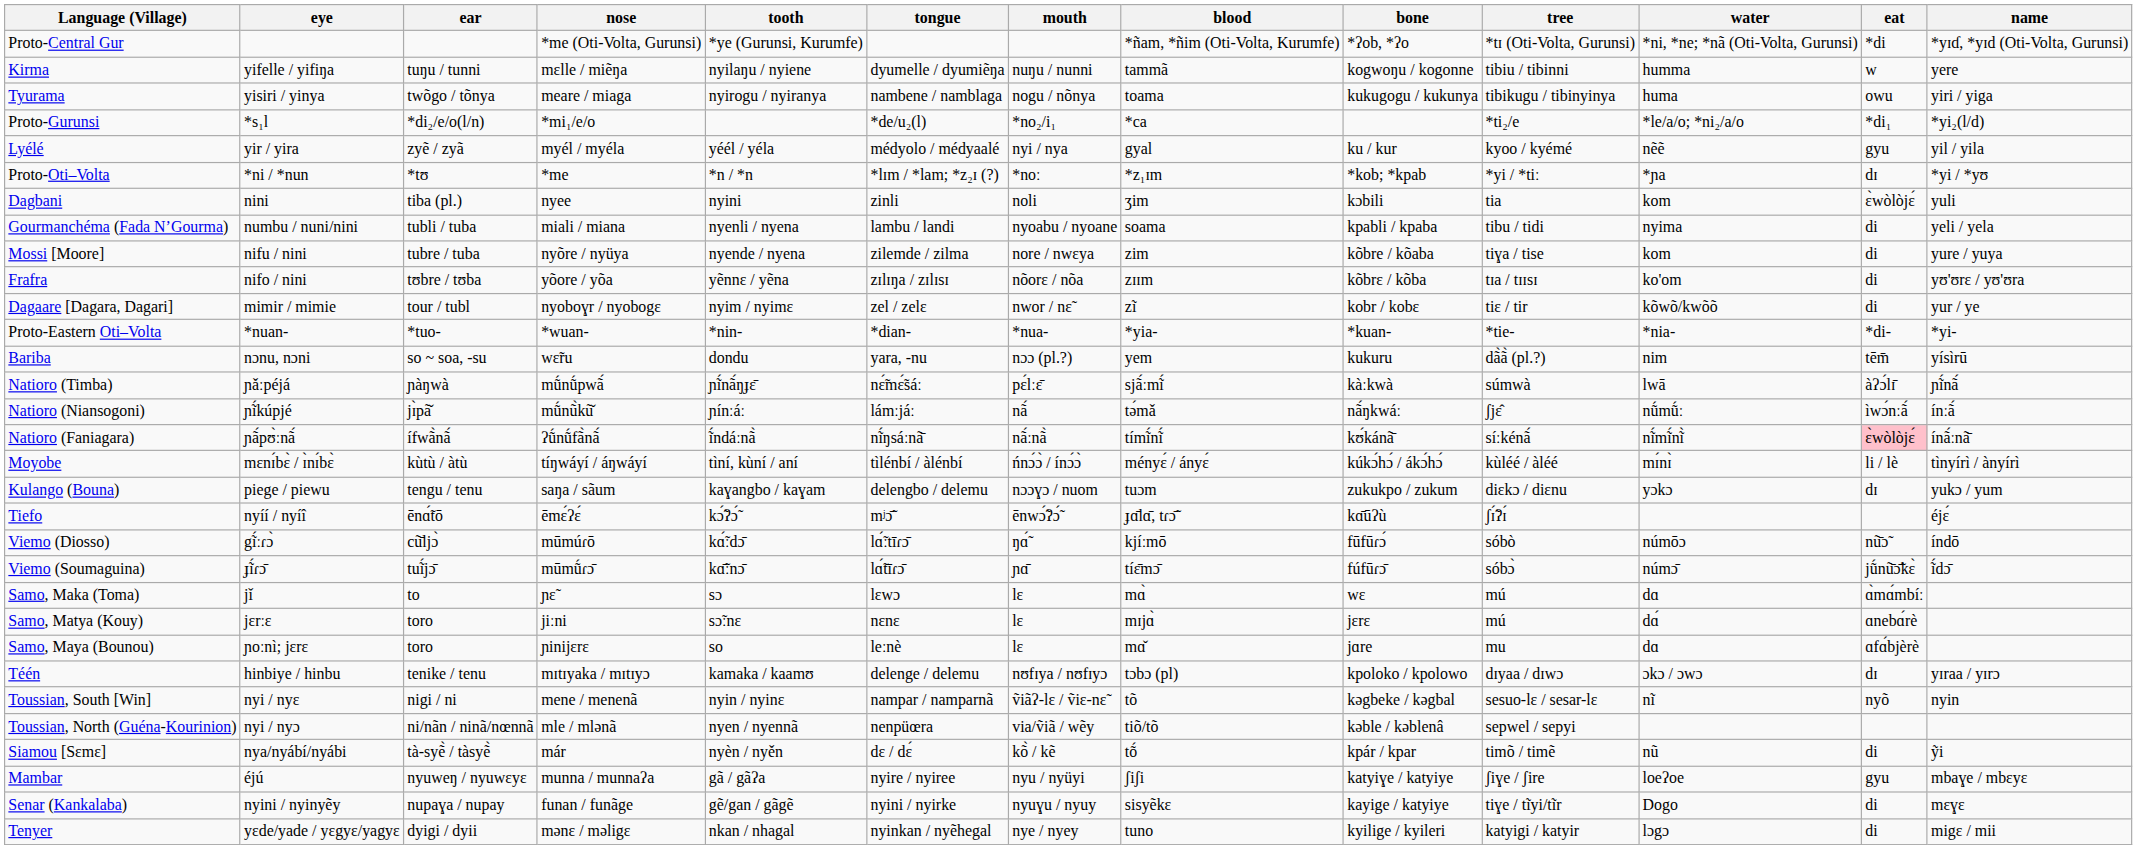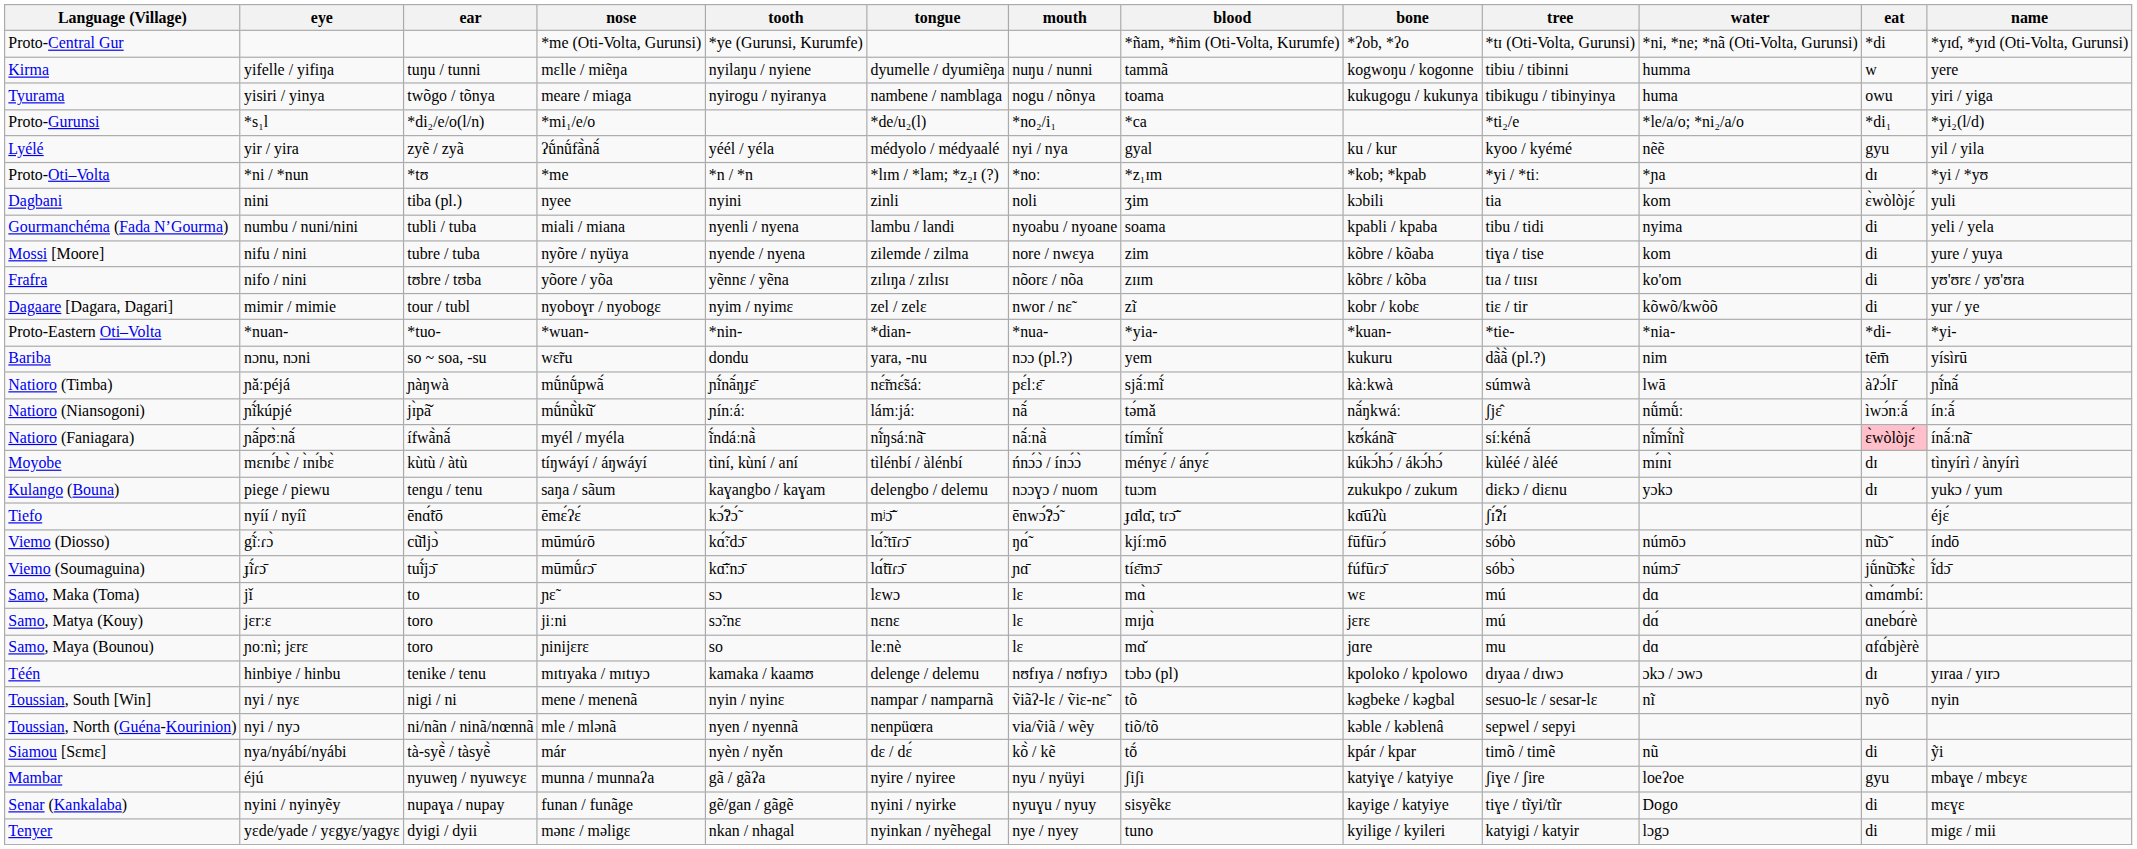(583, 148) myél / myéla -> (570, 148) ʔṹnṹfã̀nã́
(570, 437) ʔṹnṹfã̀nã́ -> (583, 437) myél / myéla
(1882, 463) li / lè -> (1871, 463) dɪ
